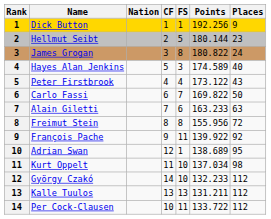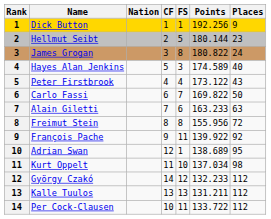(183, 179) 10 -> (183, 179) 12
